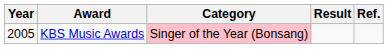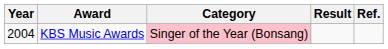(21, 33) 2005 -> (21, 33) 2004
